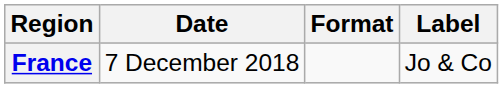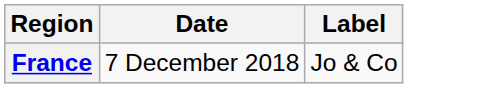- column: (352, 23)
